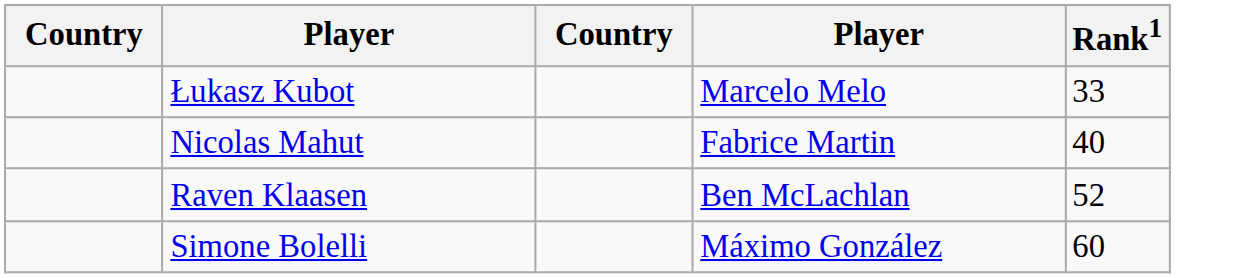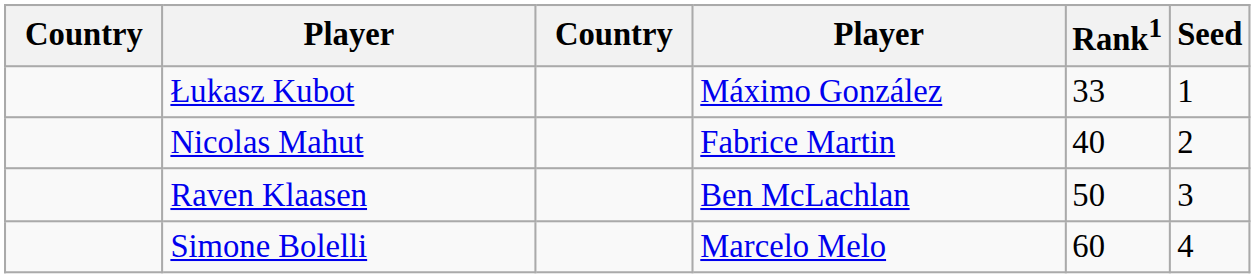+ column: (1210, 34)
(793, 90) Marcelo Melo -> (821, 90) Máximo González
(1089, 194) 52 -> (1089, 194) 50
(821, 246) Máximo González -> (793, 246) Marcelo Melo
